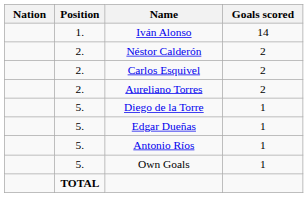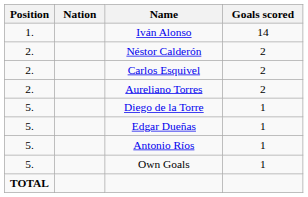columns swapped: (80, 14) <-> (30, 14)
